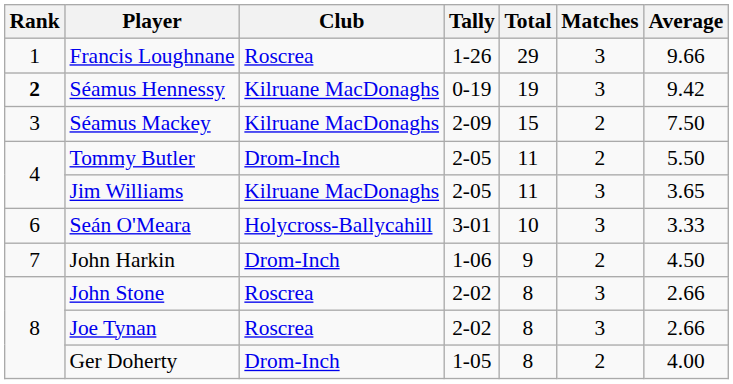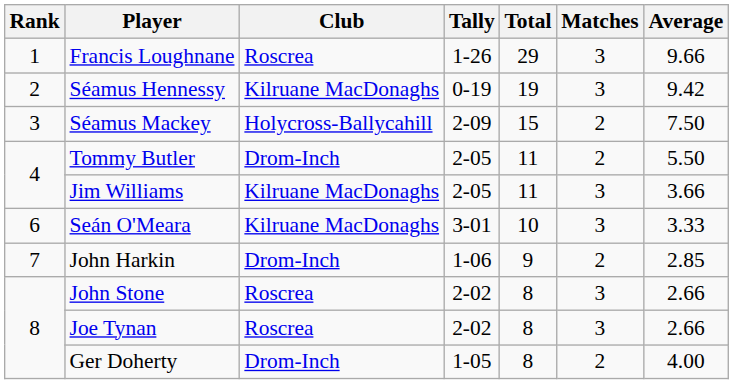(35, 89) bold -> (35, 89) normal
(342, 123) Kilruane MacDonaghs -> (338, 123) Holycross-Ballycahill
(686, 191) 3.65 -> (686, 191) 3.66
(338, 225) Holycross-Ballycahill -> (342, 225) Kilruane MacDonaghs
(686, 259) 4.50 -> (686, 259) 2.85
